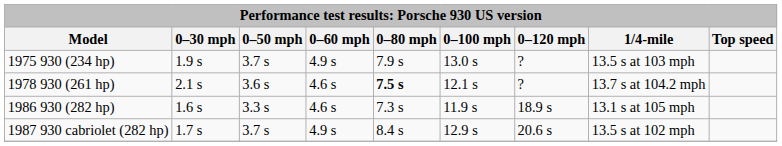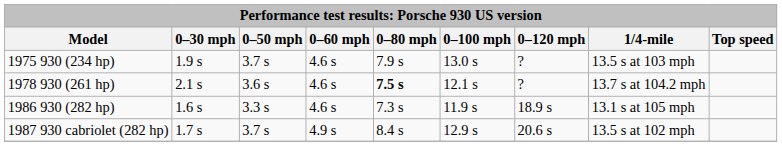(323, 61) 4.9 s -> (323, 61) 4.6 s
